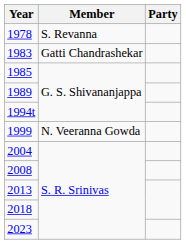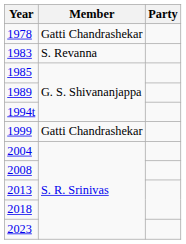(69, 33) S. Revanna -> (92, 33) Gatti Chandrashekar
(92, 53) Gatti Chandrashekar -> (69, 53) S. Revanna
(91, 131) N. Veeranna Gowda -> (92, 131) Gatti Chandrashekar
